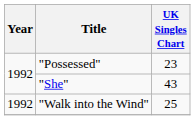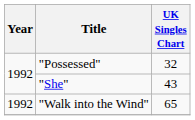(171, 63) 23 -> (171, 63) 32
(171, 104) 25 -> (171, 104) 65
